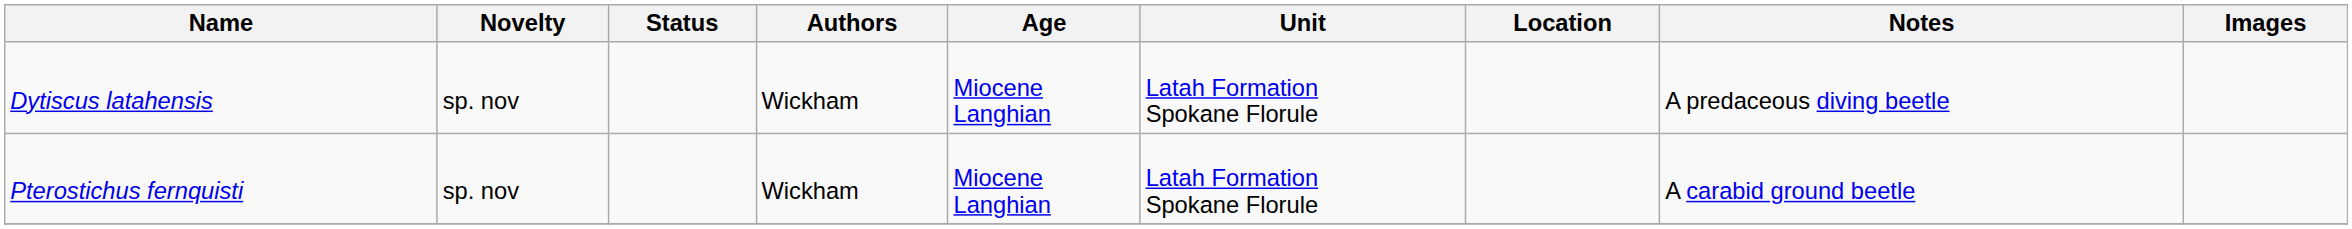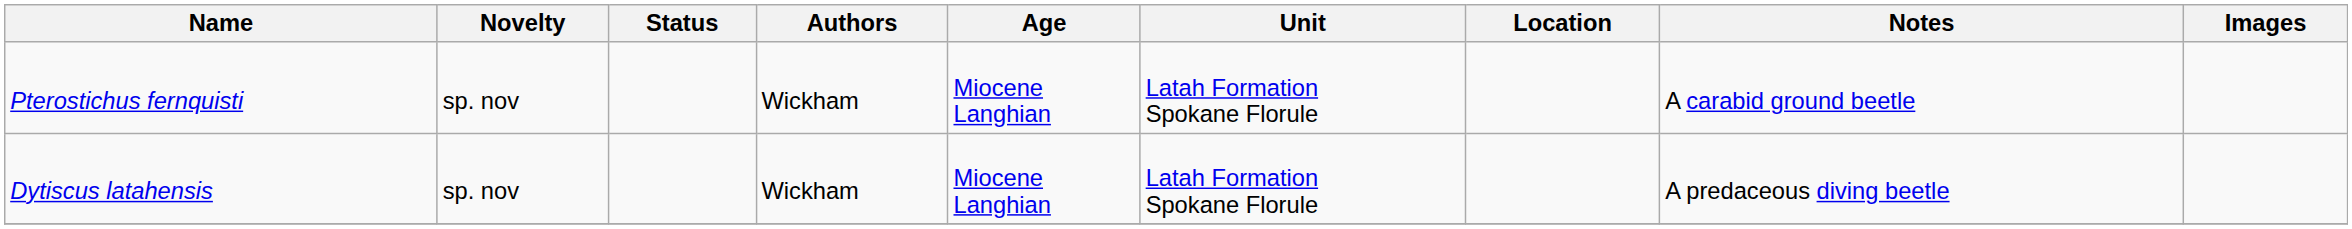rows swapped: (127, 191) <-> (112, 100)
